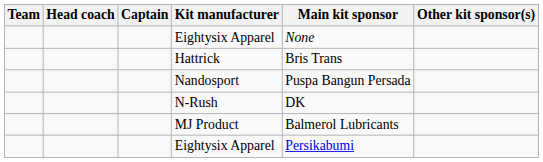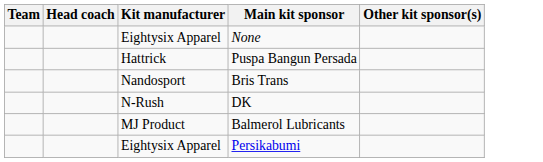- column: (145, 15)
(314, 59) Bris Trans -> (294, 59) Puspa Bangun Persada
(348, 80) Puspa Bangun Persada -> (260, 80) Bris Trans
